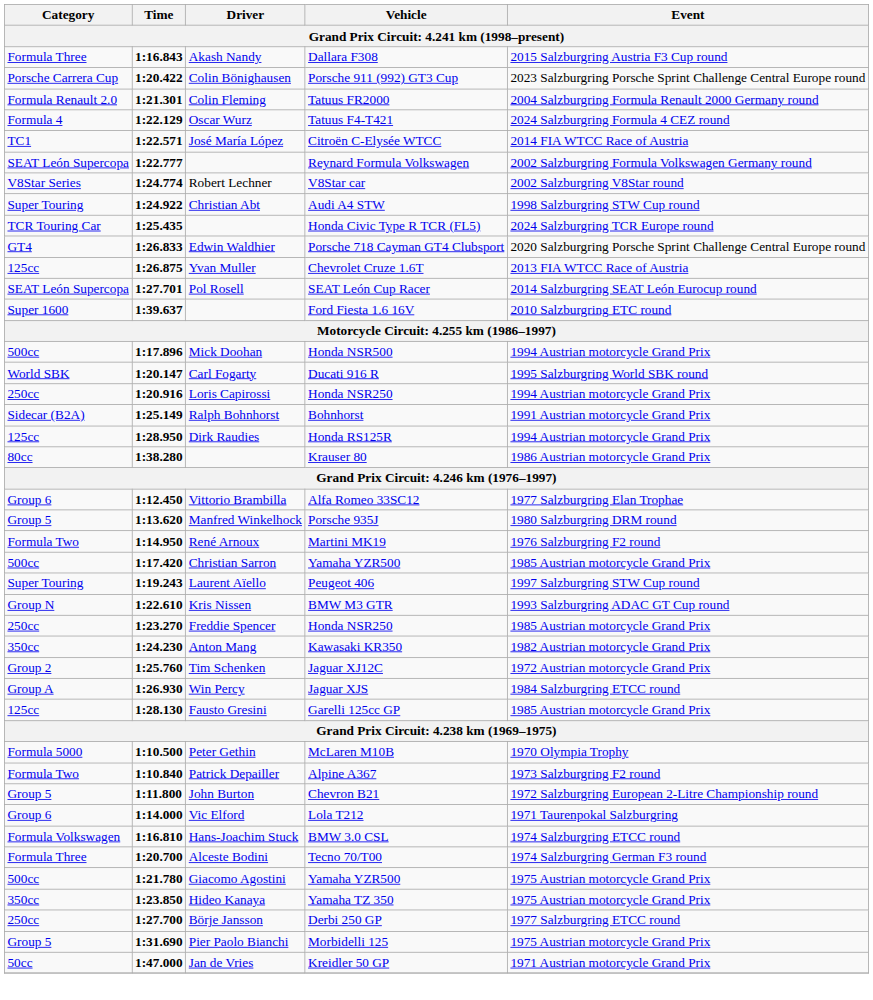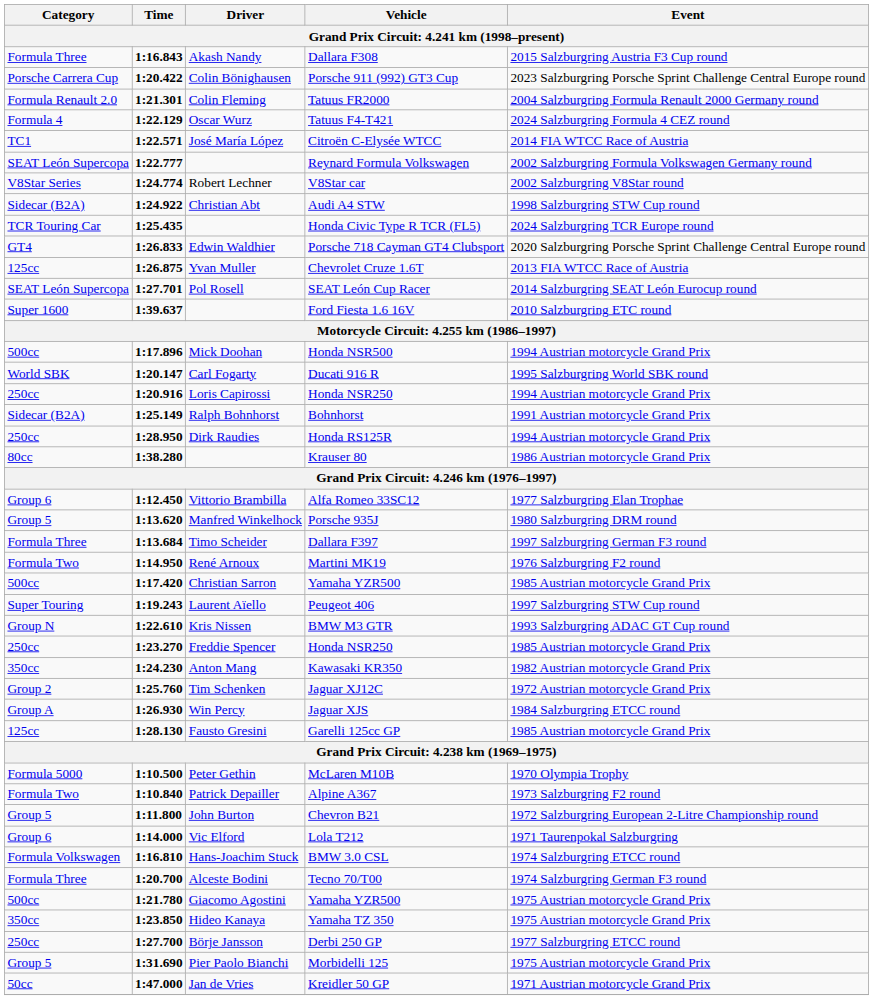(45, 204) Super Touring -> (46, 204) Sidecar (B2A)
(23, 436) 125cc -> (23, 436) 250cc
+ row: (228, 541)
